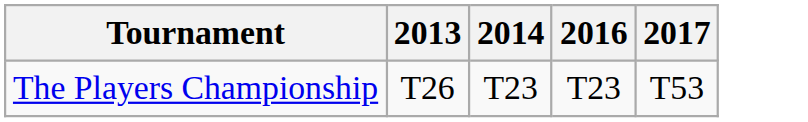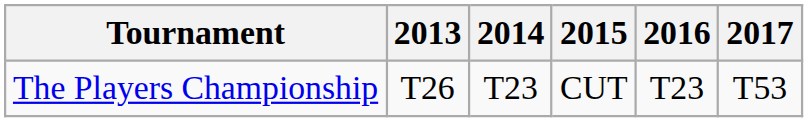+ column: (594, 32)
